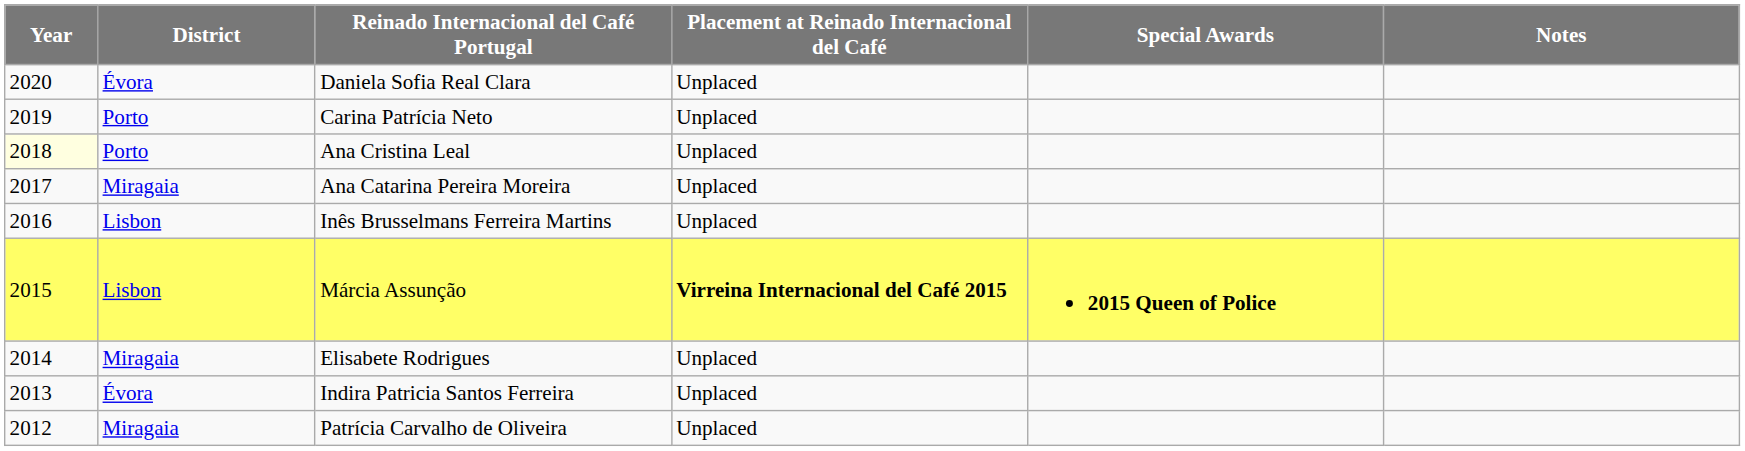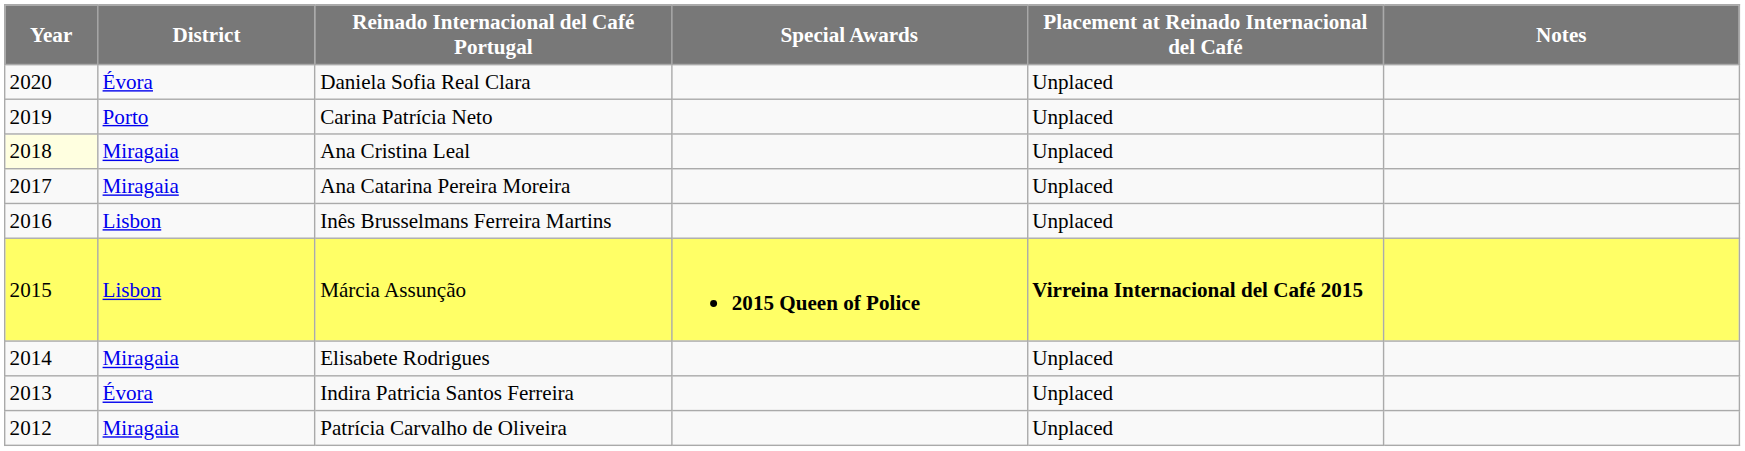columns swapped: (849, 34) <-> (1205, 34)
(125, 151) Porto -> (141, 151) Miragaia
